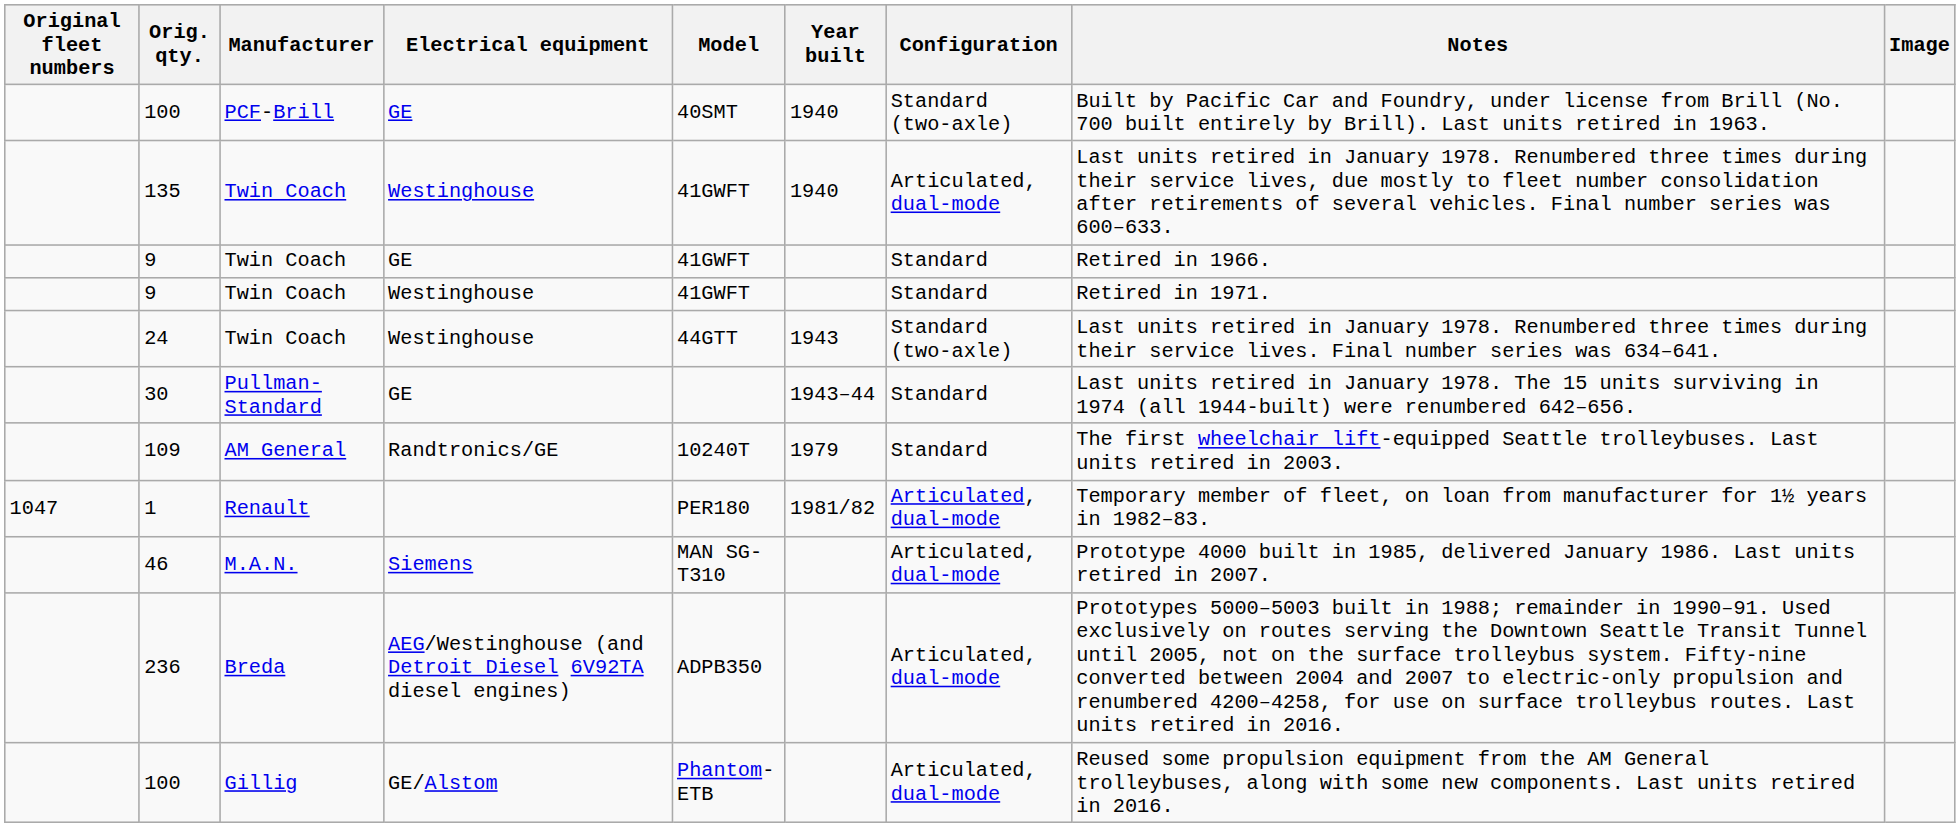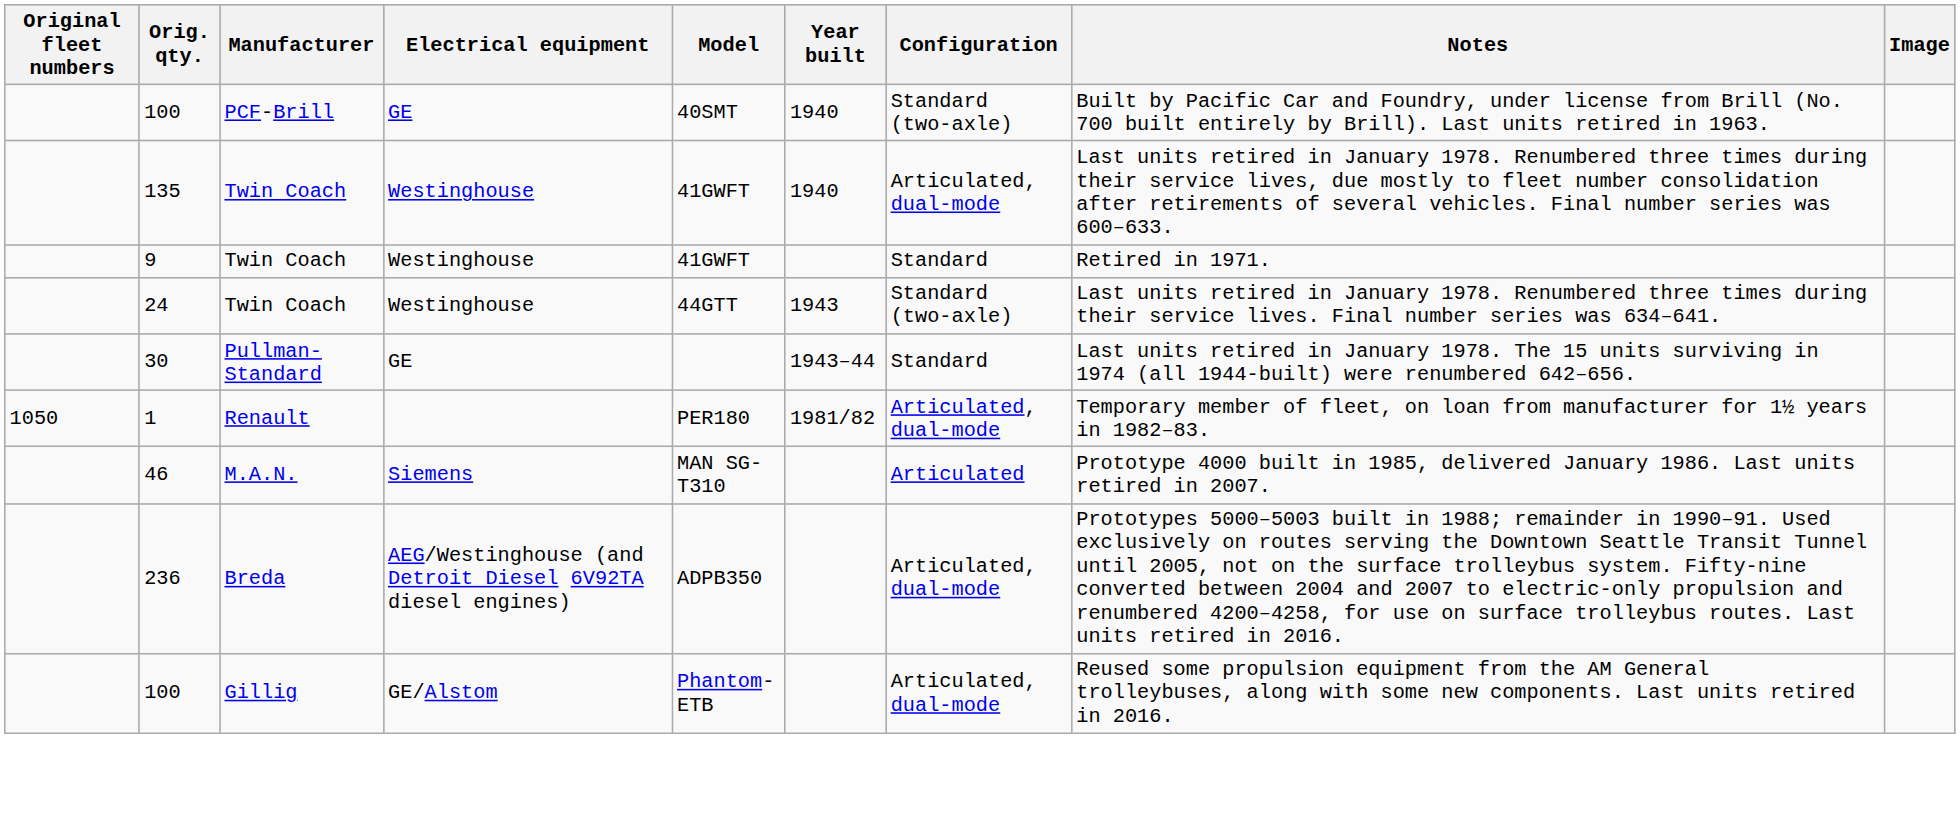- row: (150, 261)
- row: (162, 452)
(34, 508) 1047 -> (34, 419) 1050
(964, 564) Articulated, dual-mode -> (958, 475) Articulated
